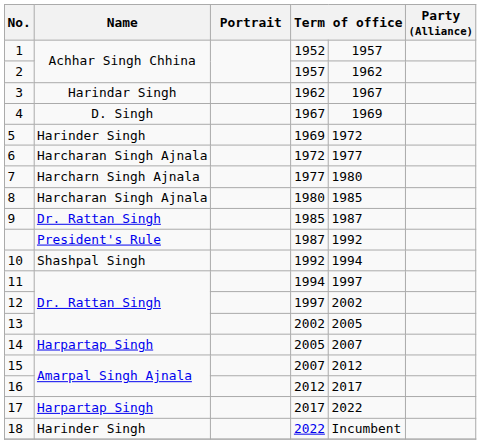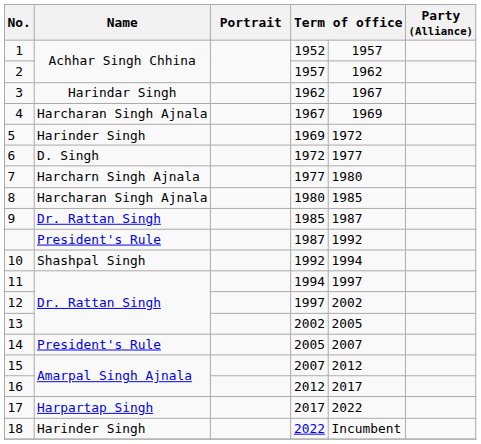(122, 114) D. Singh -> (122, 114) Harcharan Singh Ajnala
(122, 156) Harcharan Singh Ajnala -> (68, 156) D. Singh
(95, 344) Harpartap Singh -> (99, 344) President's Rule
